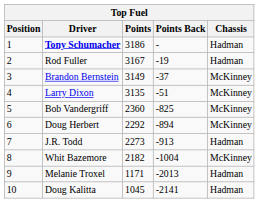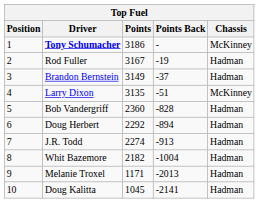(227, 45) Hadman -> (231, 45) McKinney
(231, 77) McKinney -> (227, 77) Hadman
(165, 109) -825 -> (165, 109) -828
(231, 109) McKinney -> (227, 109) Hadman
(231, 126) McKinney -> (227, 126) Hadman
(135, 142) 2273 -> (135, 142) 2274
(231, 158) McKinney -> (227, 158) Hadman
